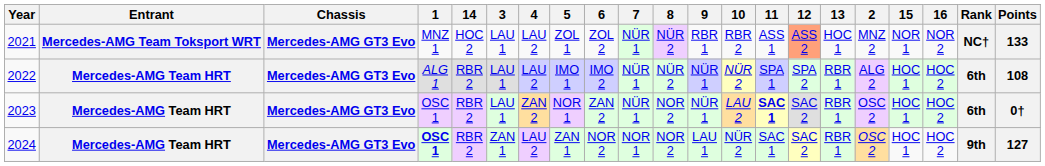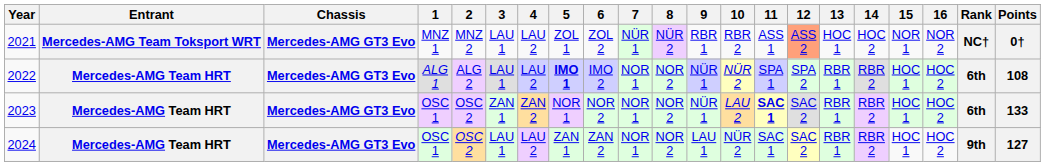columns swapped: (872, 14) <-> (469, 14)
(1017, 41) 133 -> (1017, 41) 0†
(567, 76) normal -> (566, 76) bold
(636, 76) NÜR 1 -> (635, 76) NOR 1
(670, 76) NÜR 2 -> (670, 76) NOR 2
(502, 110) LAU 1 -> (502, 110) ZAN 1
(602, 110) ZAN 2 -> (601, 110) NOR 2
(636, 110) NÜR 1 -> (635, 110) NOR 1
(1017, 110) 0† -> (1017, 110) 133
(435, 144) bold -> (435, 144) normal
(502, 144) ZAN 1 -> (502, 144) LAU 1
(602, 144) NOR 2 -> (601, 144) ZAN 2
